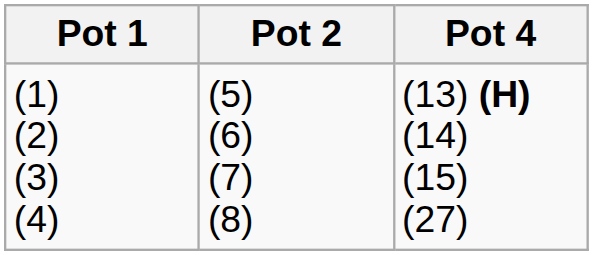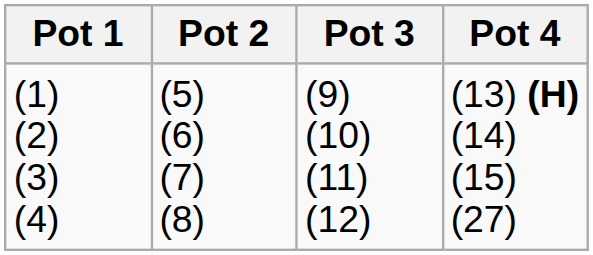+ column: (369, 34)
